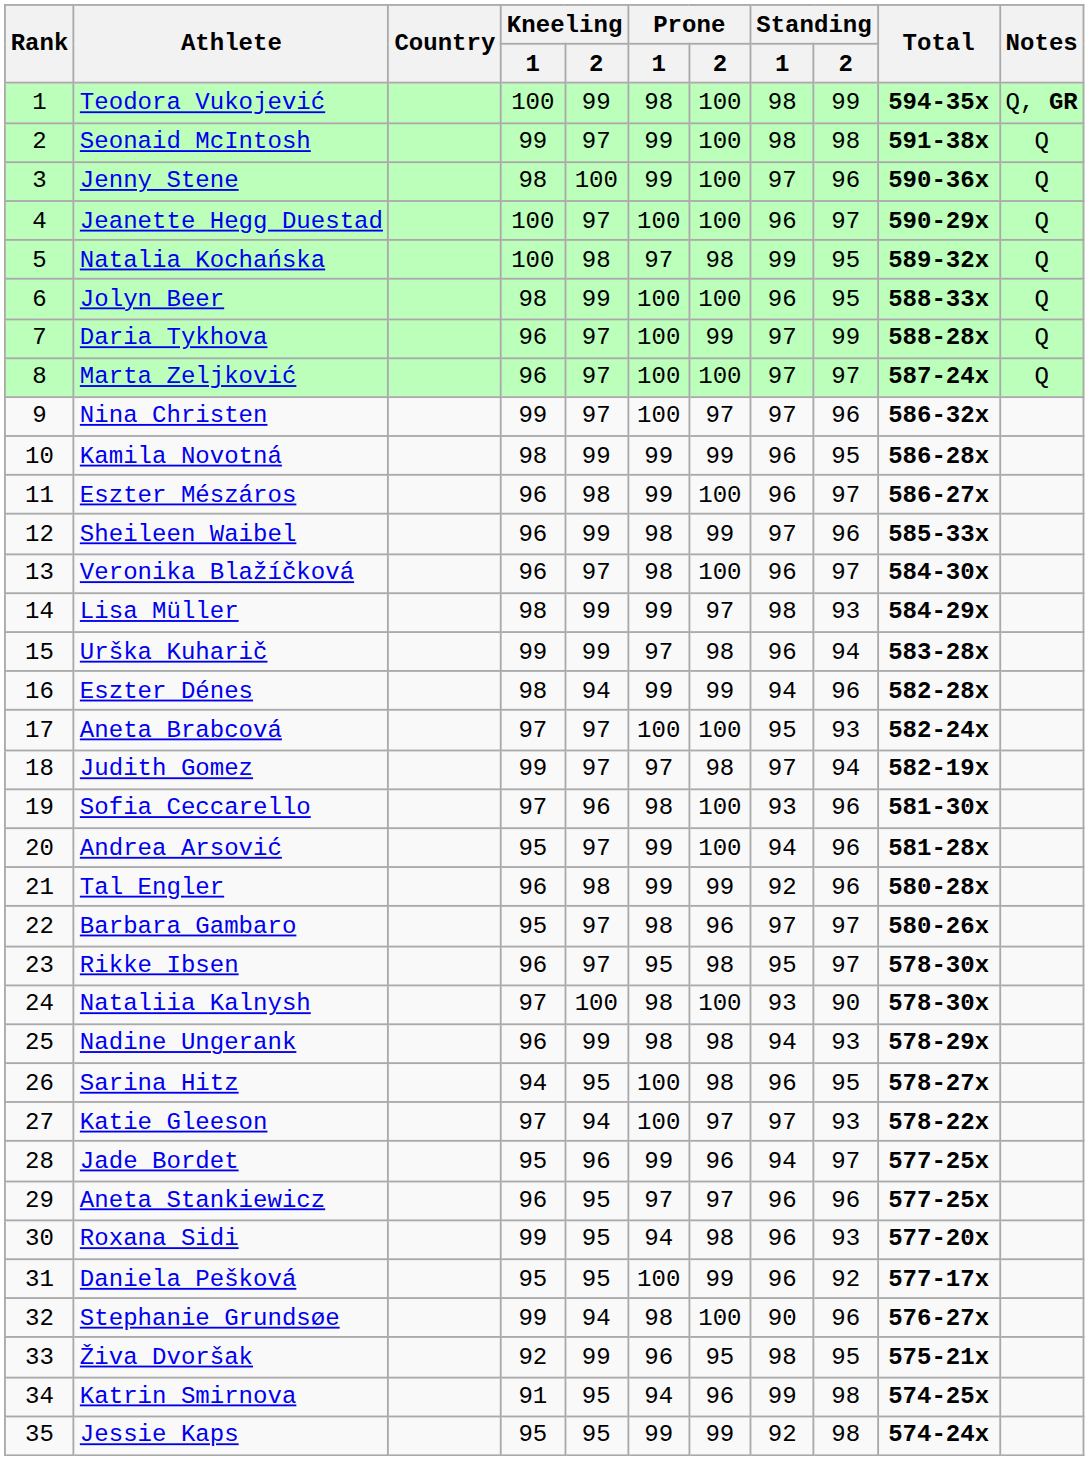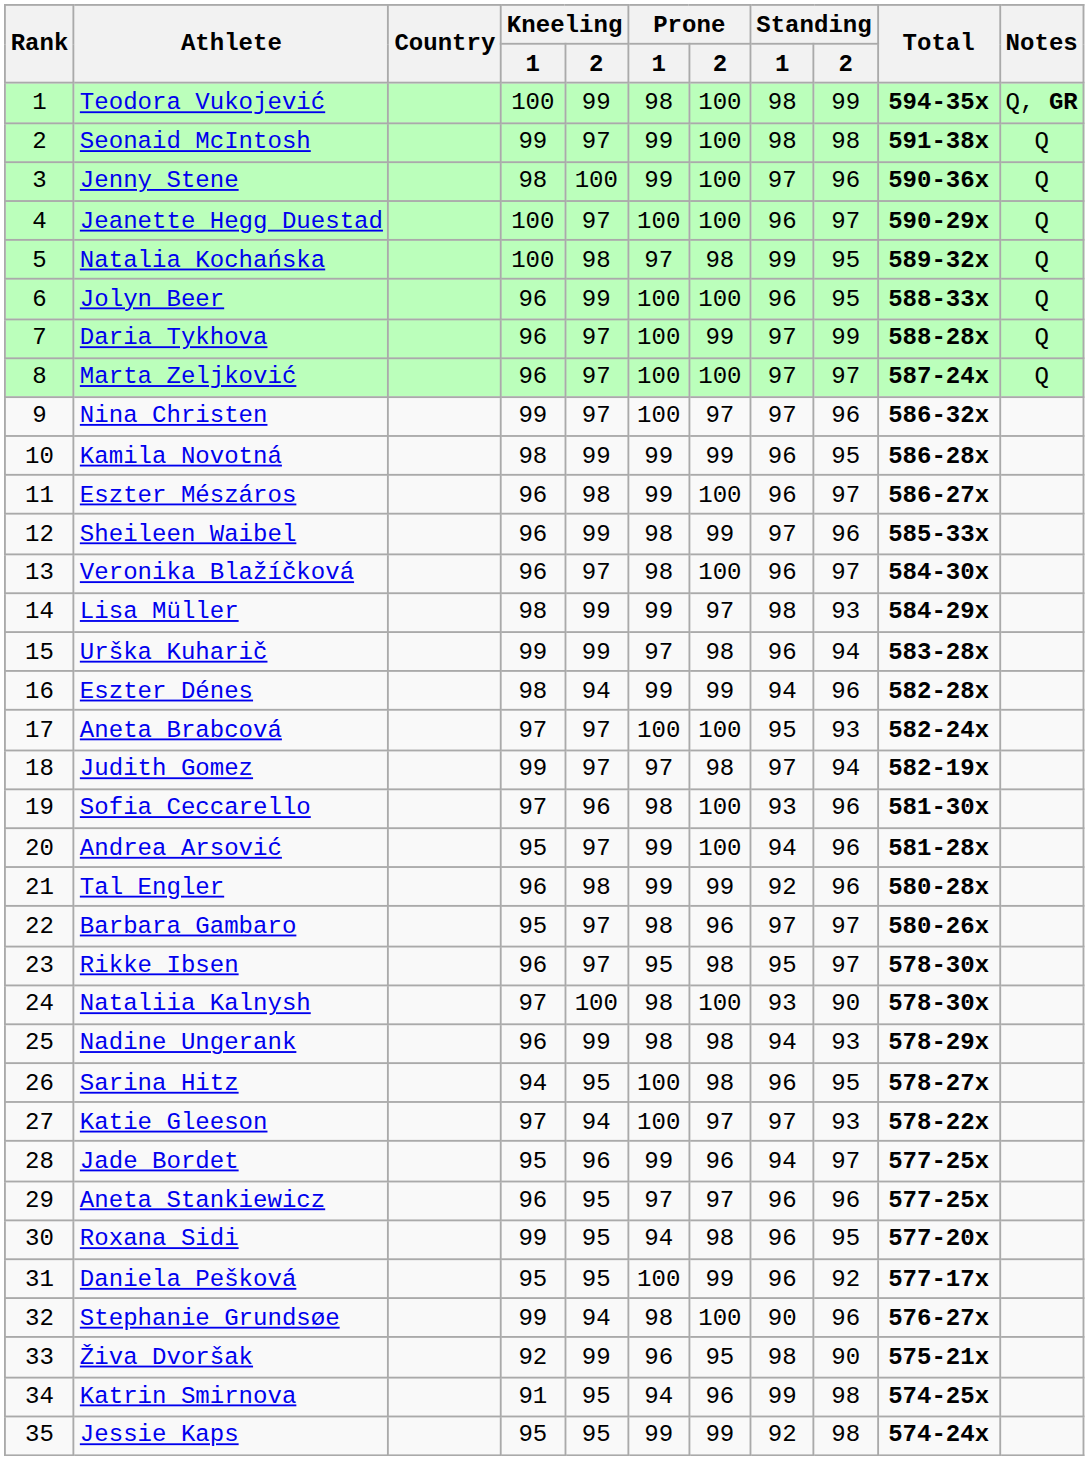(533, 299) 98 -> (533, 299) 96
(846, 1240) 93 -> (846, 1240) 95
(846, 1357) 95 -> (846, 1357) 90
